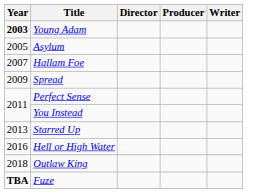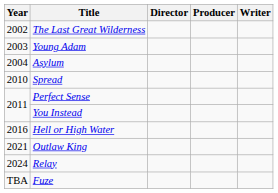+ row: (89, 29)
(17, 29) bold -> (17, 46) normal
(17, 46) 2005 -> (17, 63) 2004
- row: (59, 63)
(17, 79) 2009 -> (17, 79) 2010
- row: (57, 130)
(17, 163) 2018 -> (17, 146) 2021
+ row: (45, 163)
(18, 180) bold -> (17, 180) normal
